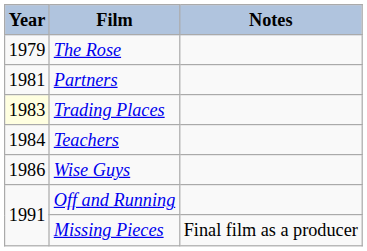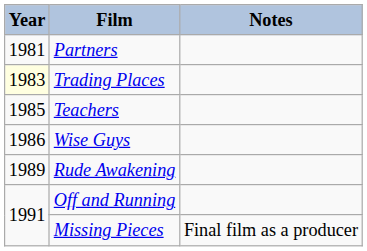- row: (87, 49)
(27, 140) 1984 -> (27, 109) 1985
+ row: (115, 170)
